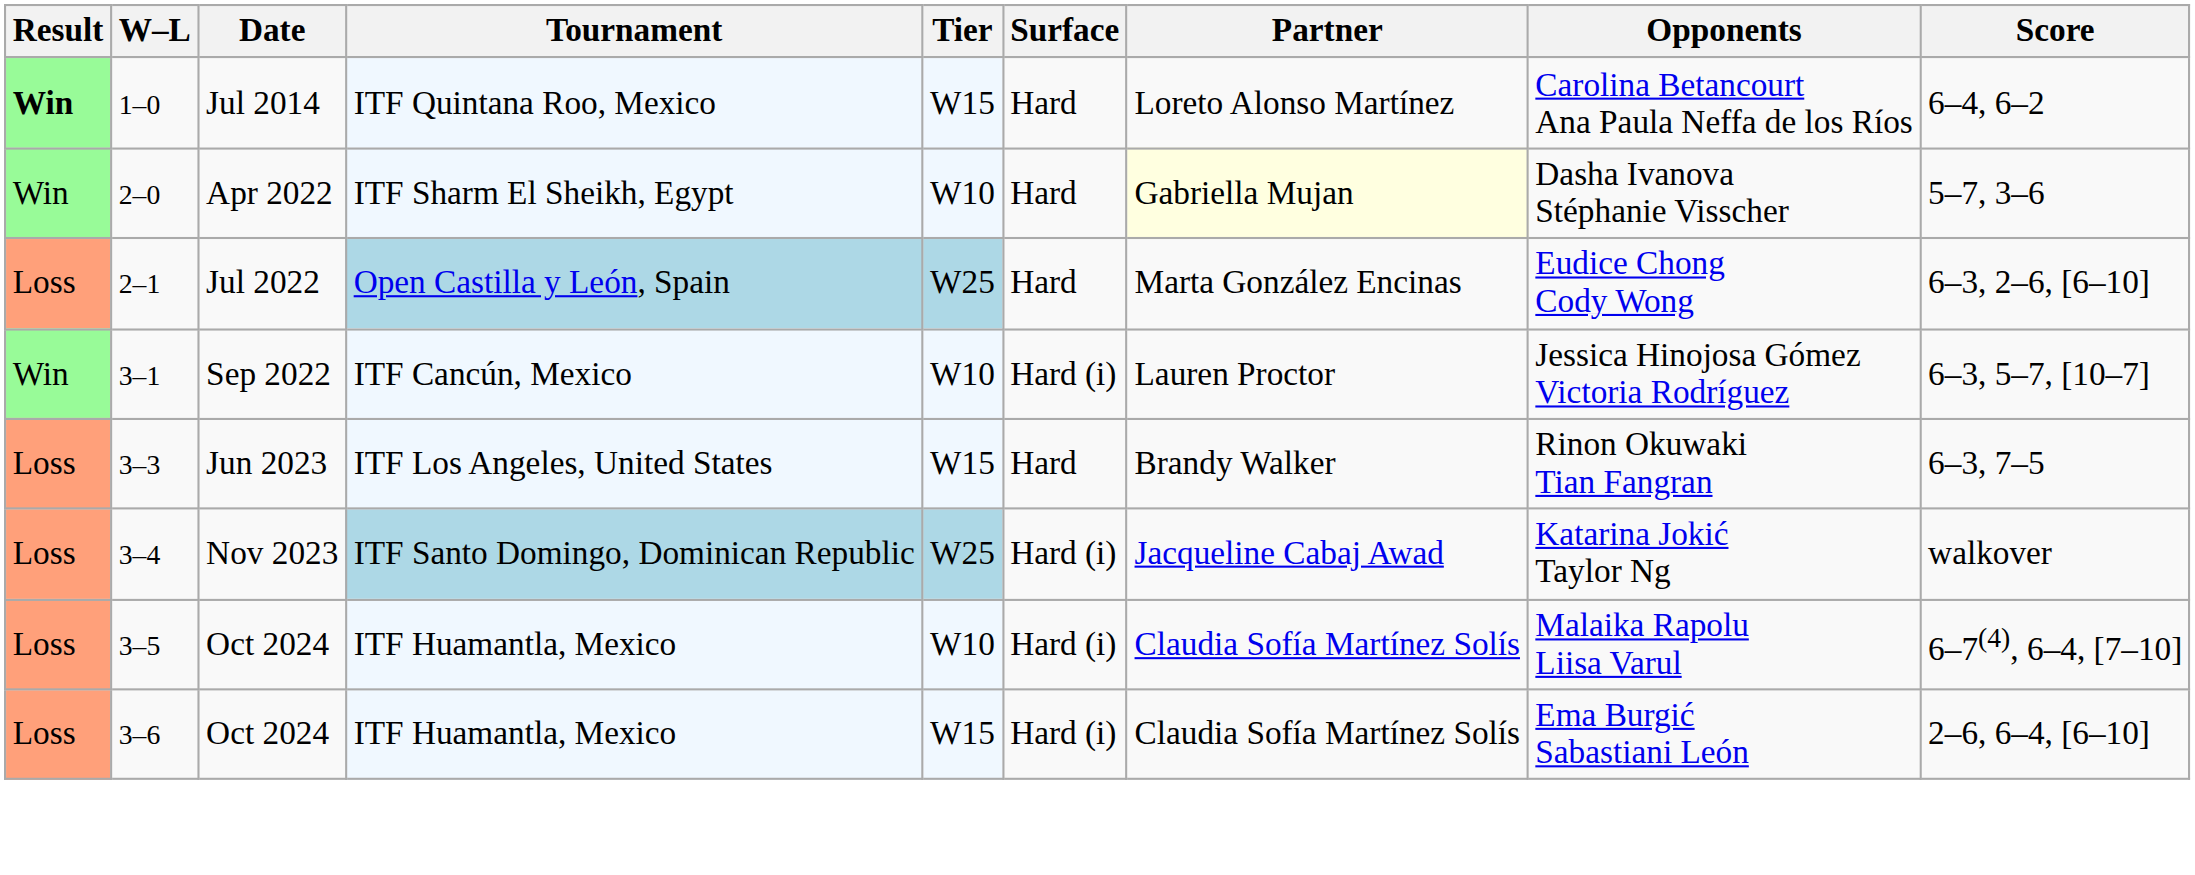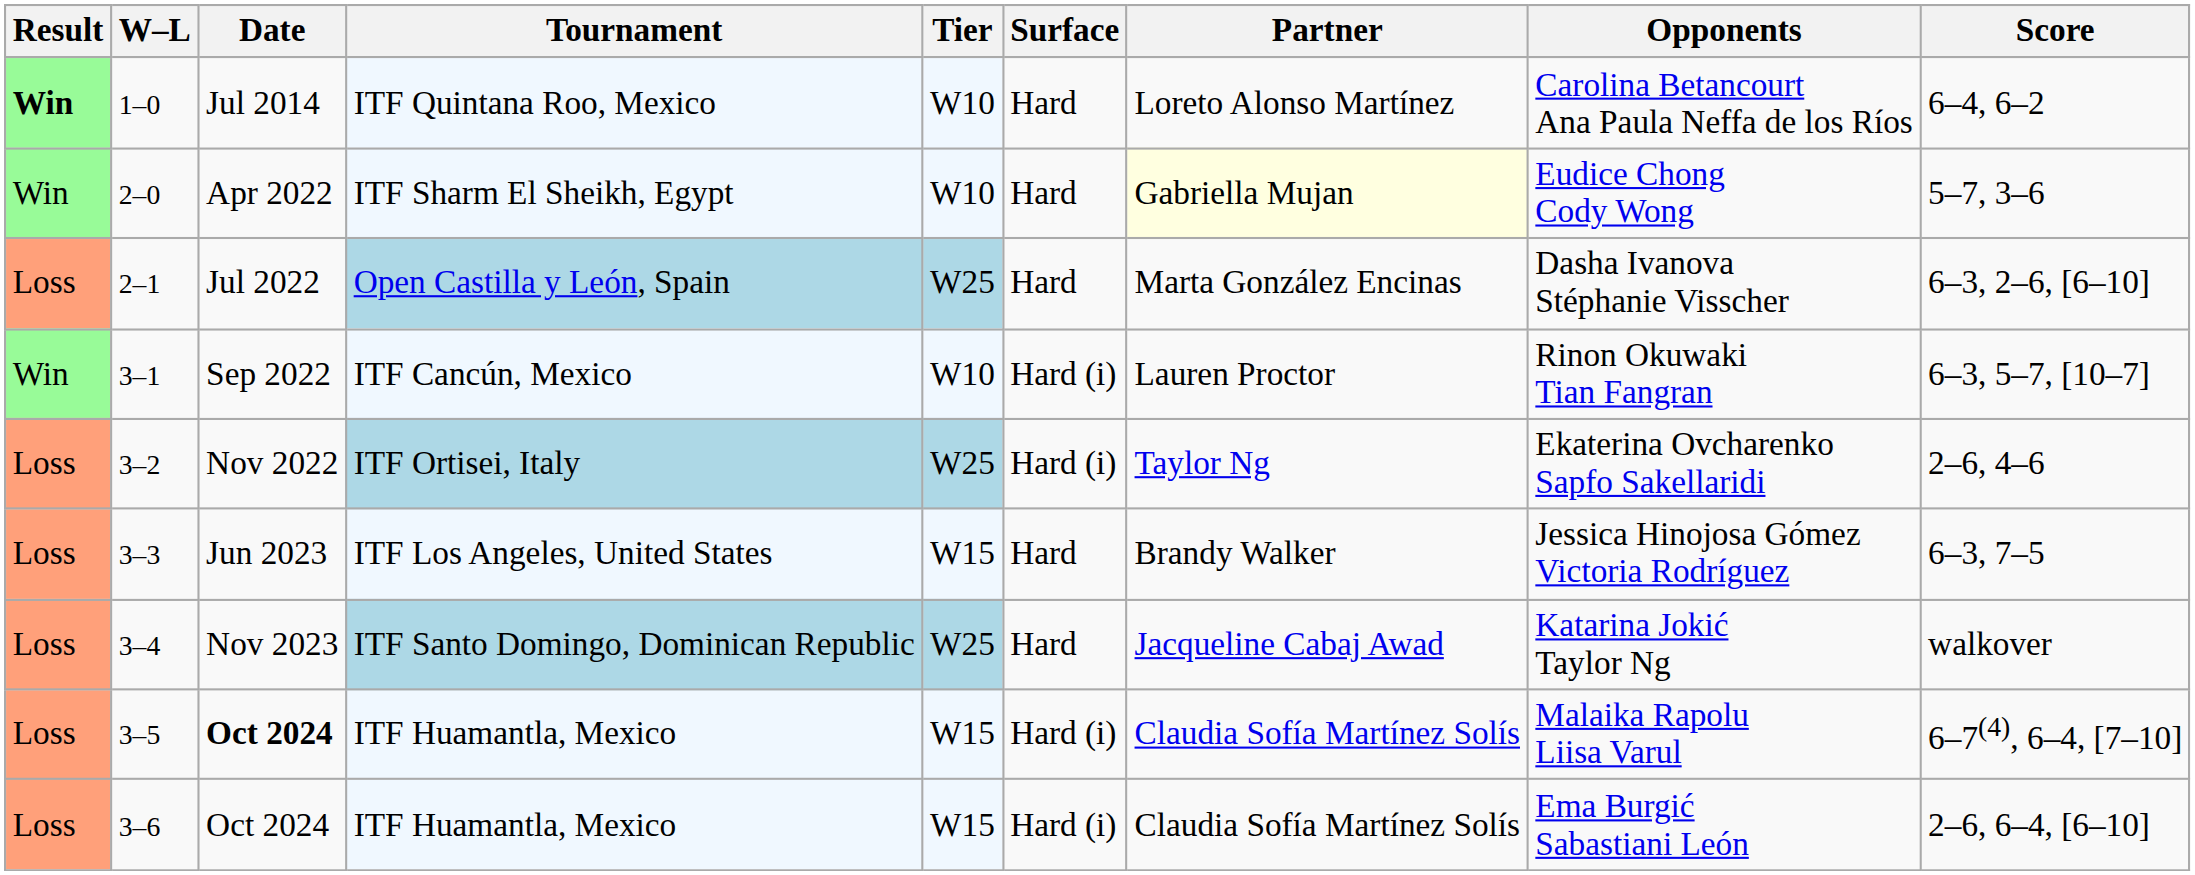(962, 102) W15 -> (962, 102) W10
(1662, 192) Dasha Ivanova Stéphanie Visscher -> (1630, 192) Eudice Chong Cody Wong
(1630, 282) Eudice Chong Cody Wong -> (1662, 282) Dasha Ivanova Stéphanie Visscher
(1698, 373) Jessica Hinojosa Gómez Victoria Rodríguez -> (1641, 373) Rinon Okuwaki Tian Fangran
+ row: (139, 465)
(1641, 463) Rinon Okuwaki Tian Fangran -> (1698, 553) Jessica Hinojosa Gómez Victoria Rodríguez
(1063, 553) Hard (i) -> (1043, 643) Hard
(268, 643) normal -> (269, 733) bold
(962, 643) W10 -> (962, 733) W15
